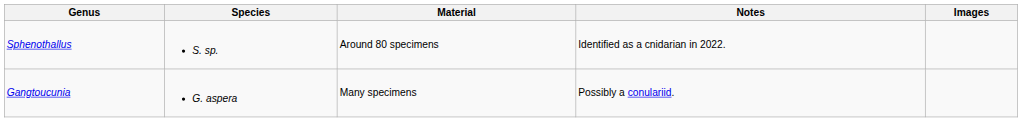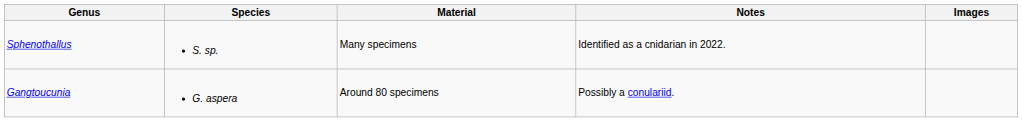(389, 44) Around 80 specimens -> (378, 44) Many specimens
(378, 93) Many specimens -> (389, 93) Around 80 specimens
